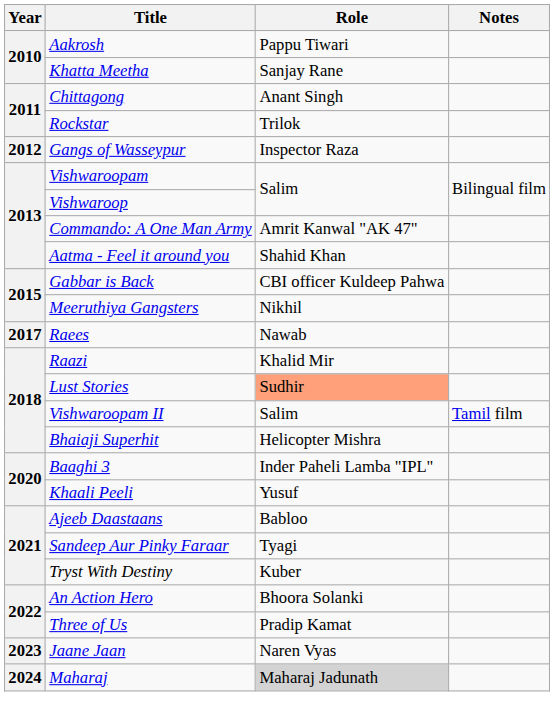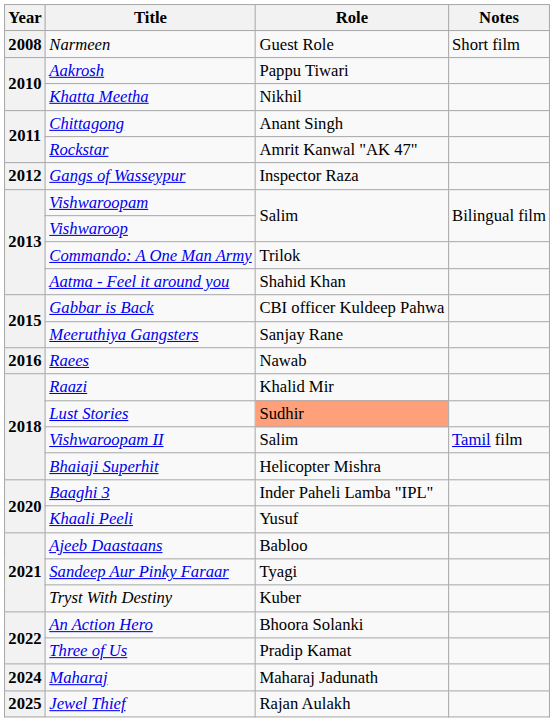+ row: (80, 44)
(301, 70) Sanjay Rane -> (281, 96) Nikhil
(280, 123) Trilok -> (339, 149) Amrit Kanwal "AK 47"
(339, 228) Amrit Kanwal "AK 47" -> (280, 255) Trilok
(281, 307) Nikhil -> (301, 334) Sanjay Rane
(25, 334) 2017 -> (25, 360) 2016
- row: (87, 651)
(319, 677) lightgrey background -> (319, 677) no background
+ row: (87, 703)
